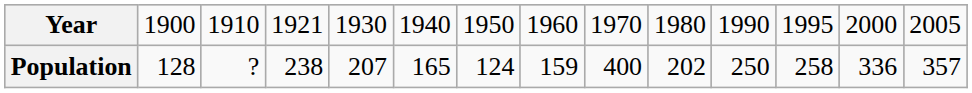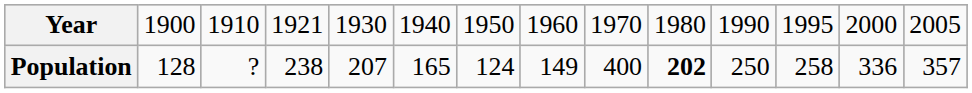(559, 66) 159 -> (559, 66) 149
(686, 66) normal -> (686, 66) bold
